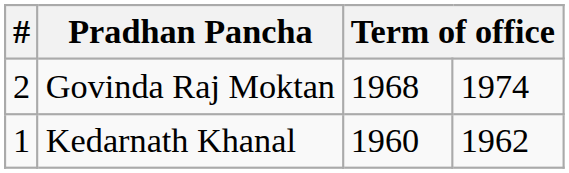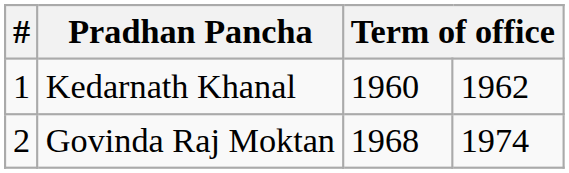rows swapped: (171, 140) <-> (190, 85)
